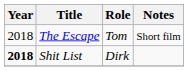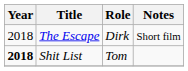(116, 35) Tom -> (117, 35) Dirk
(117, 55) Dirk -> (116, 55) Tom
